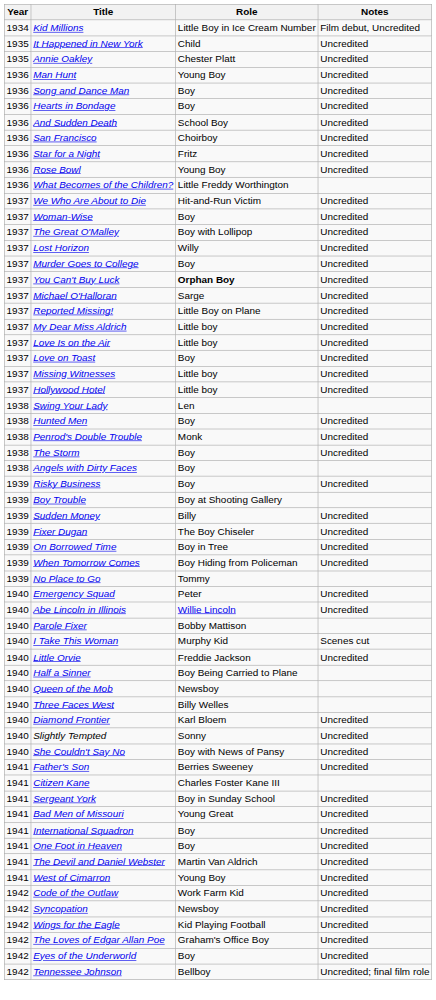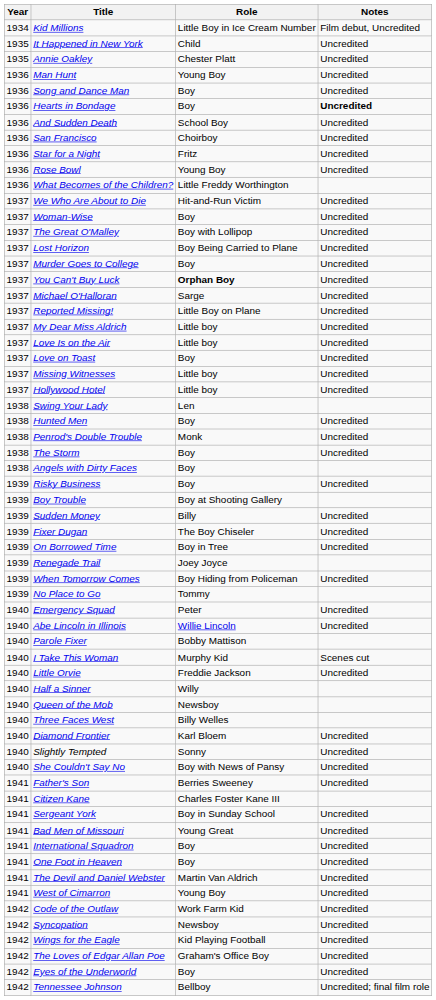(344, 106) normal -> (346, 106) bold
(188, 248) Willy -> (238, 248) Boy Being Carried to Plane
+ row: (67, 563)
(238, 673) Boy Being Carried to Plane -> (188, 688) Willy
